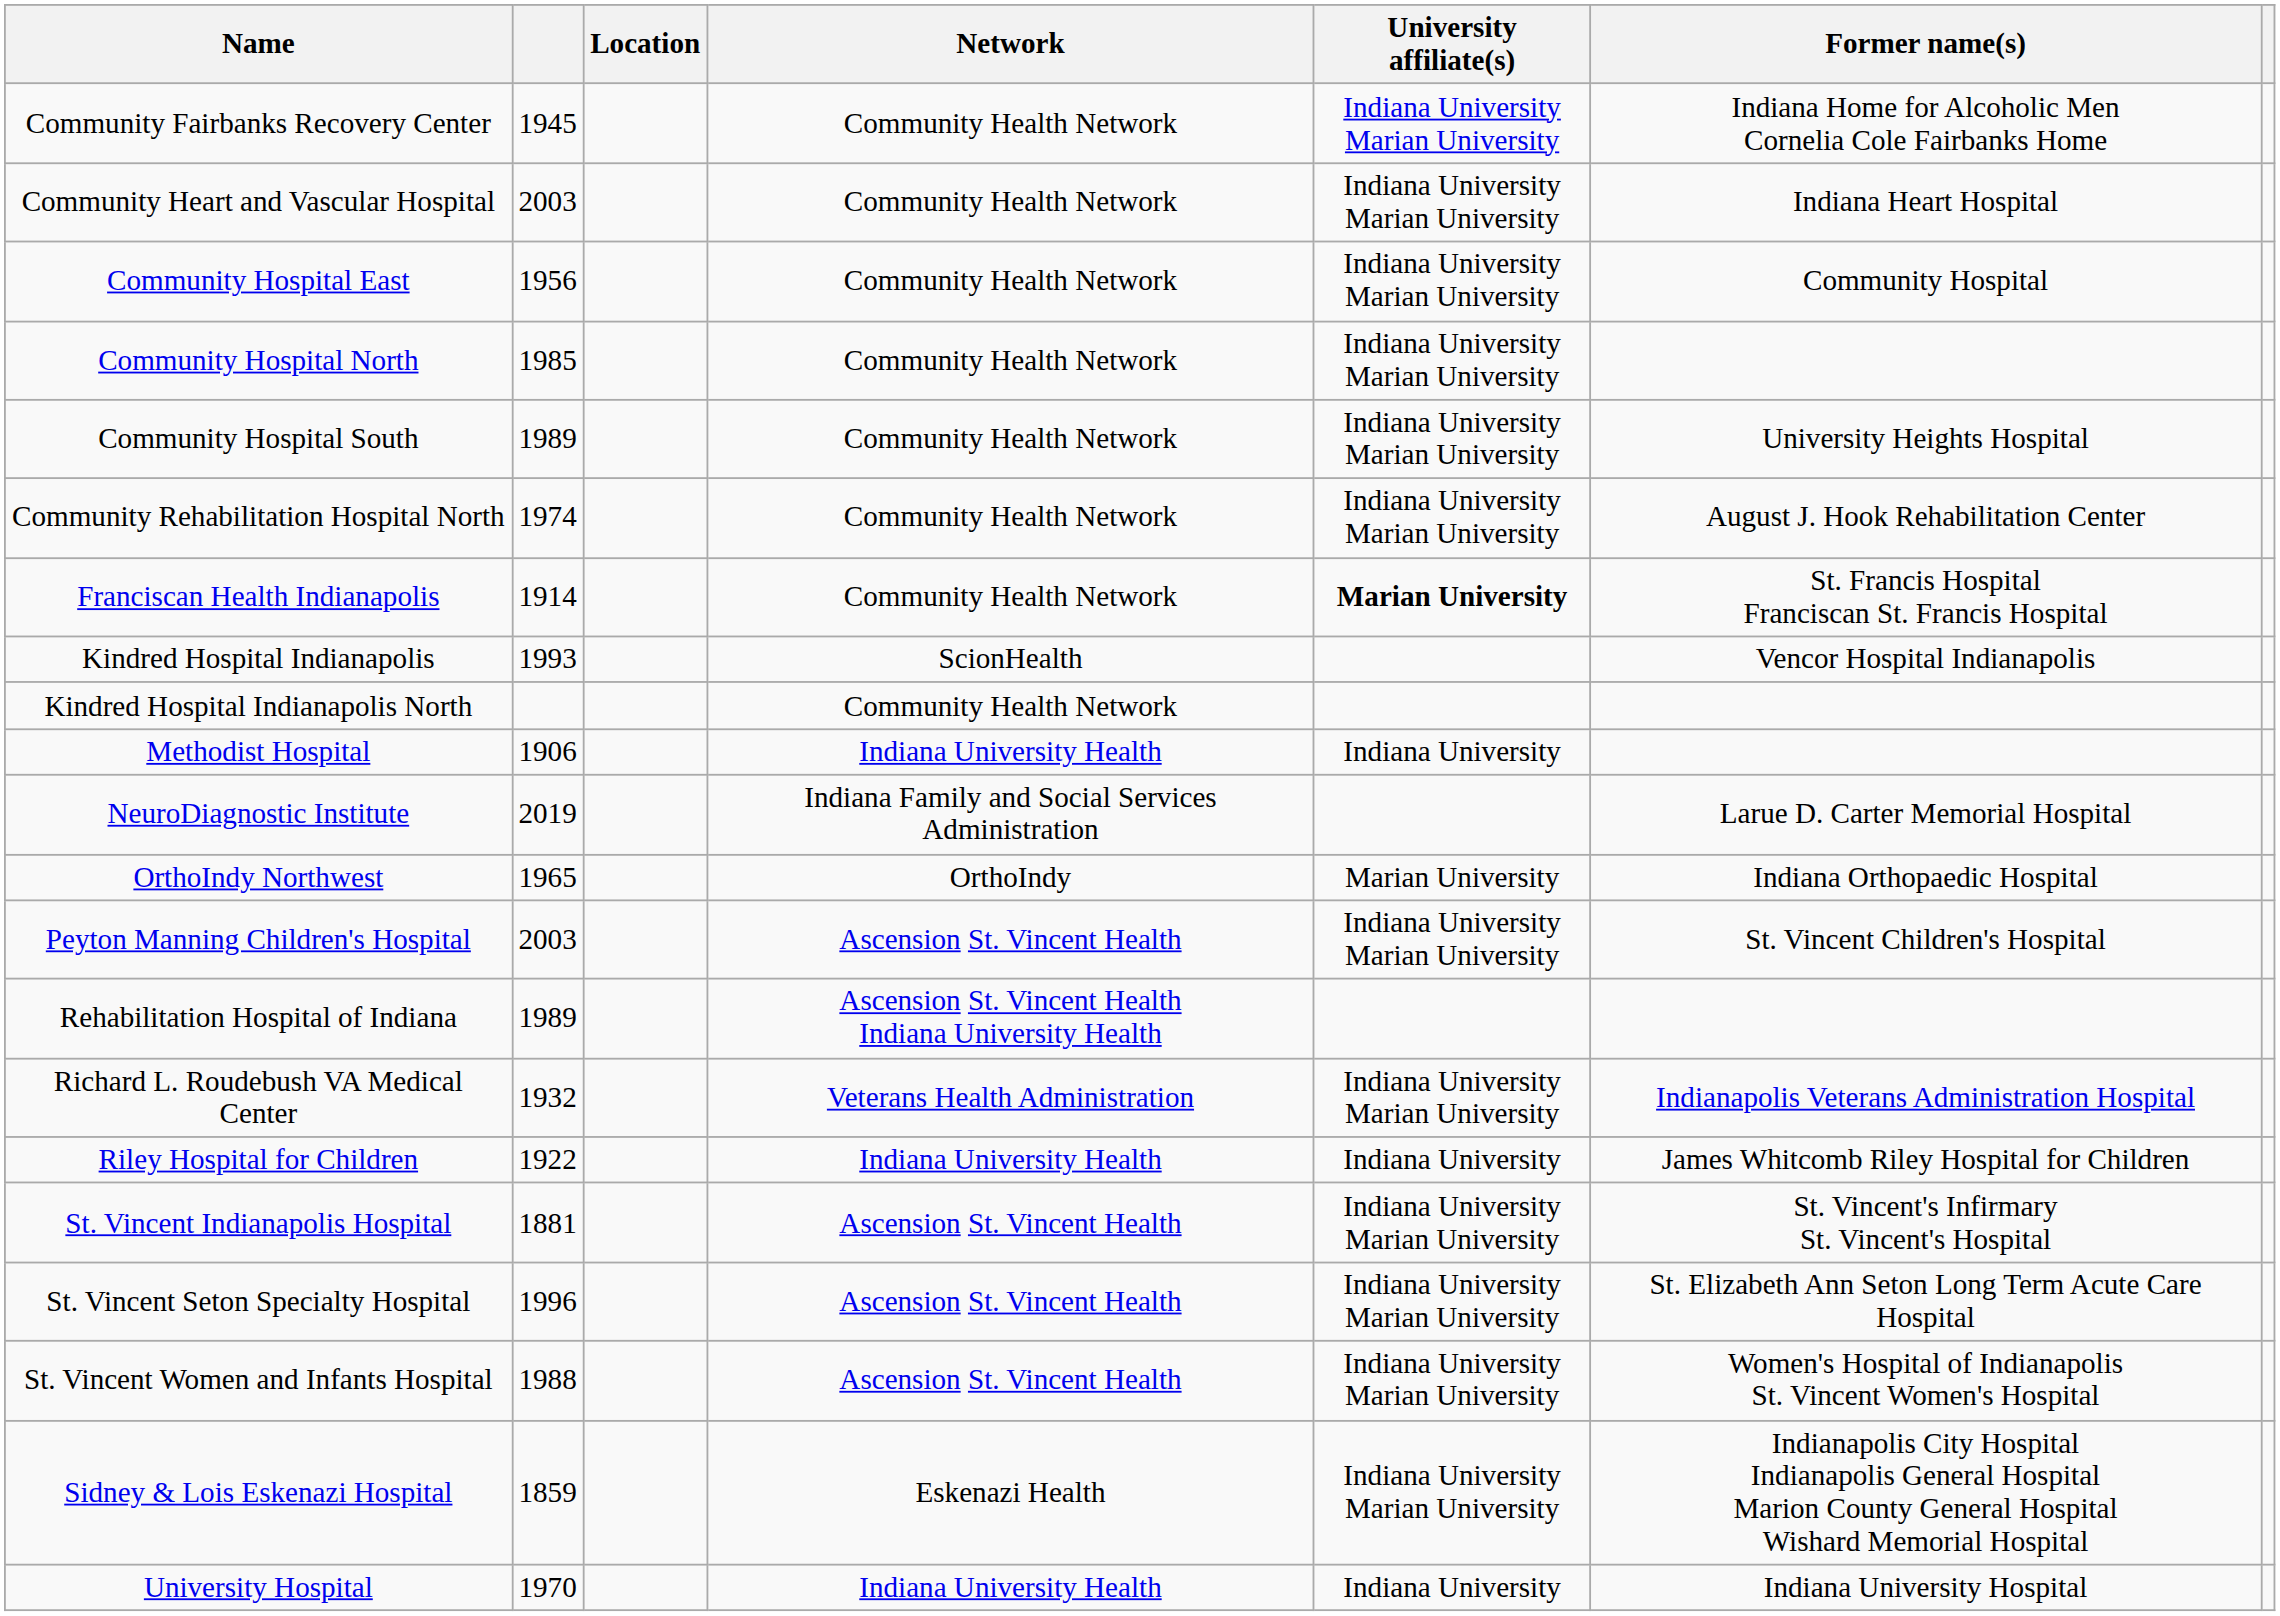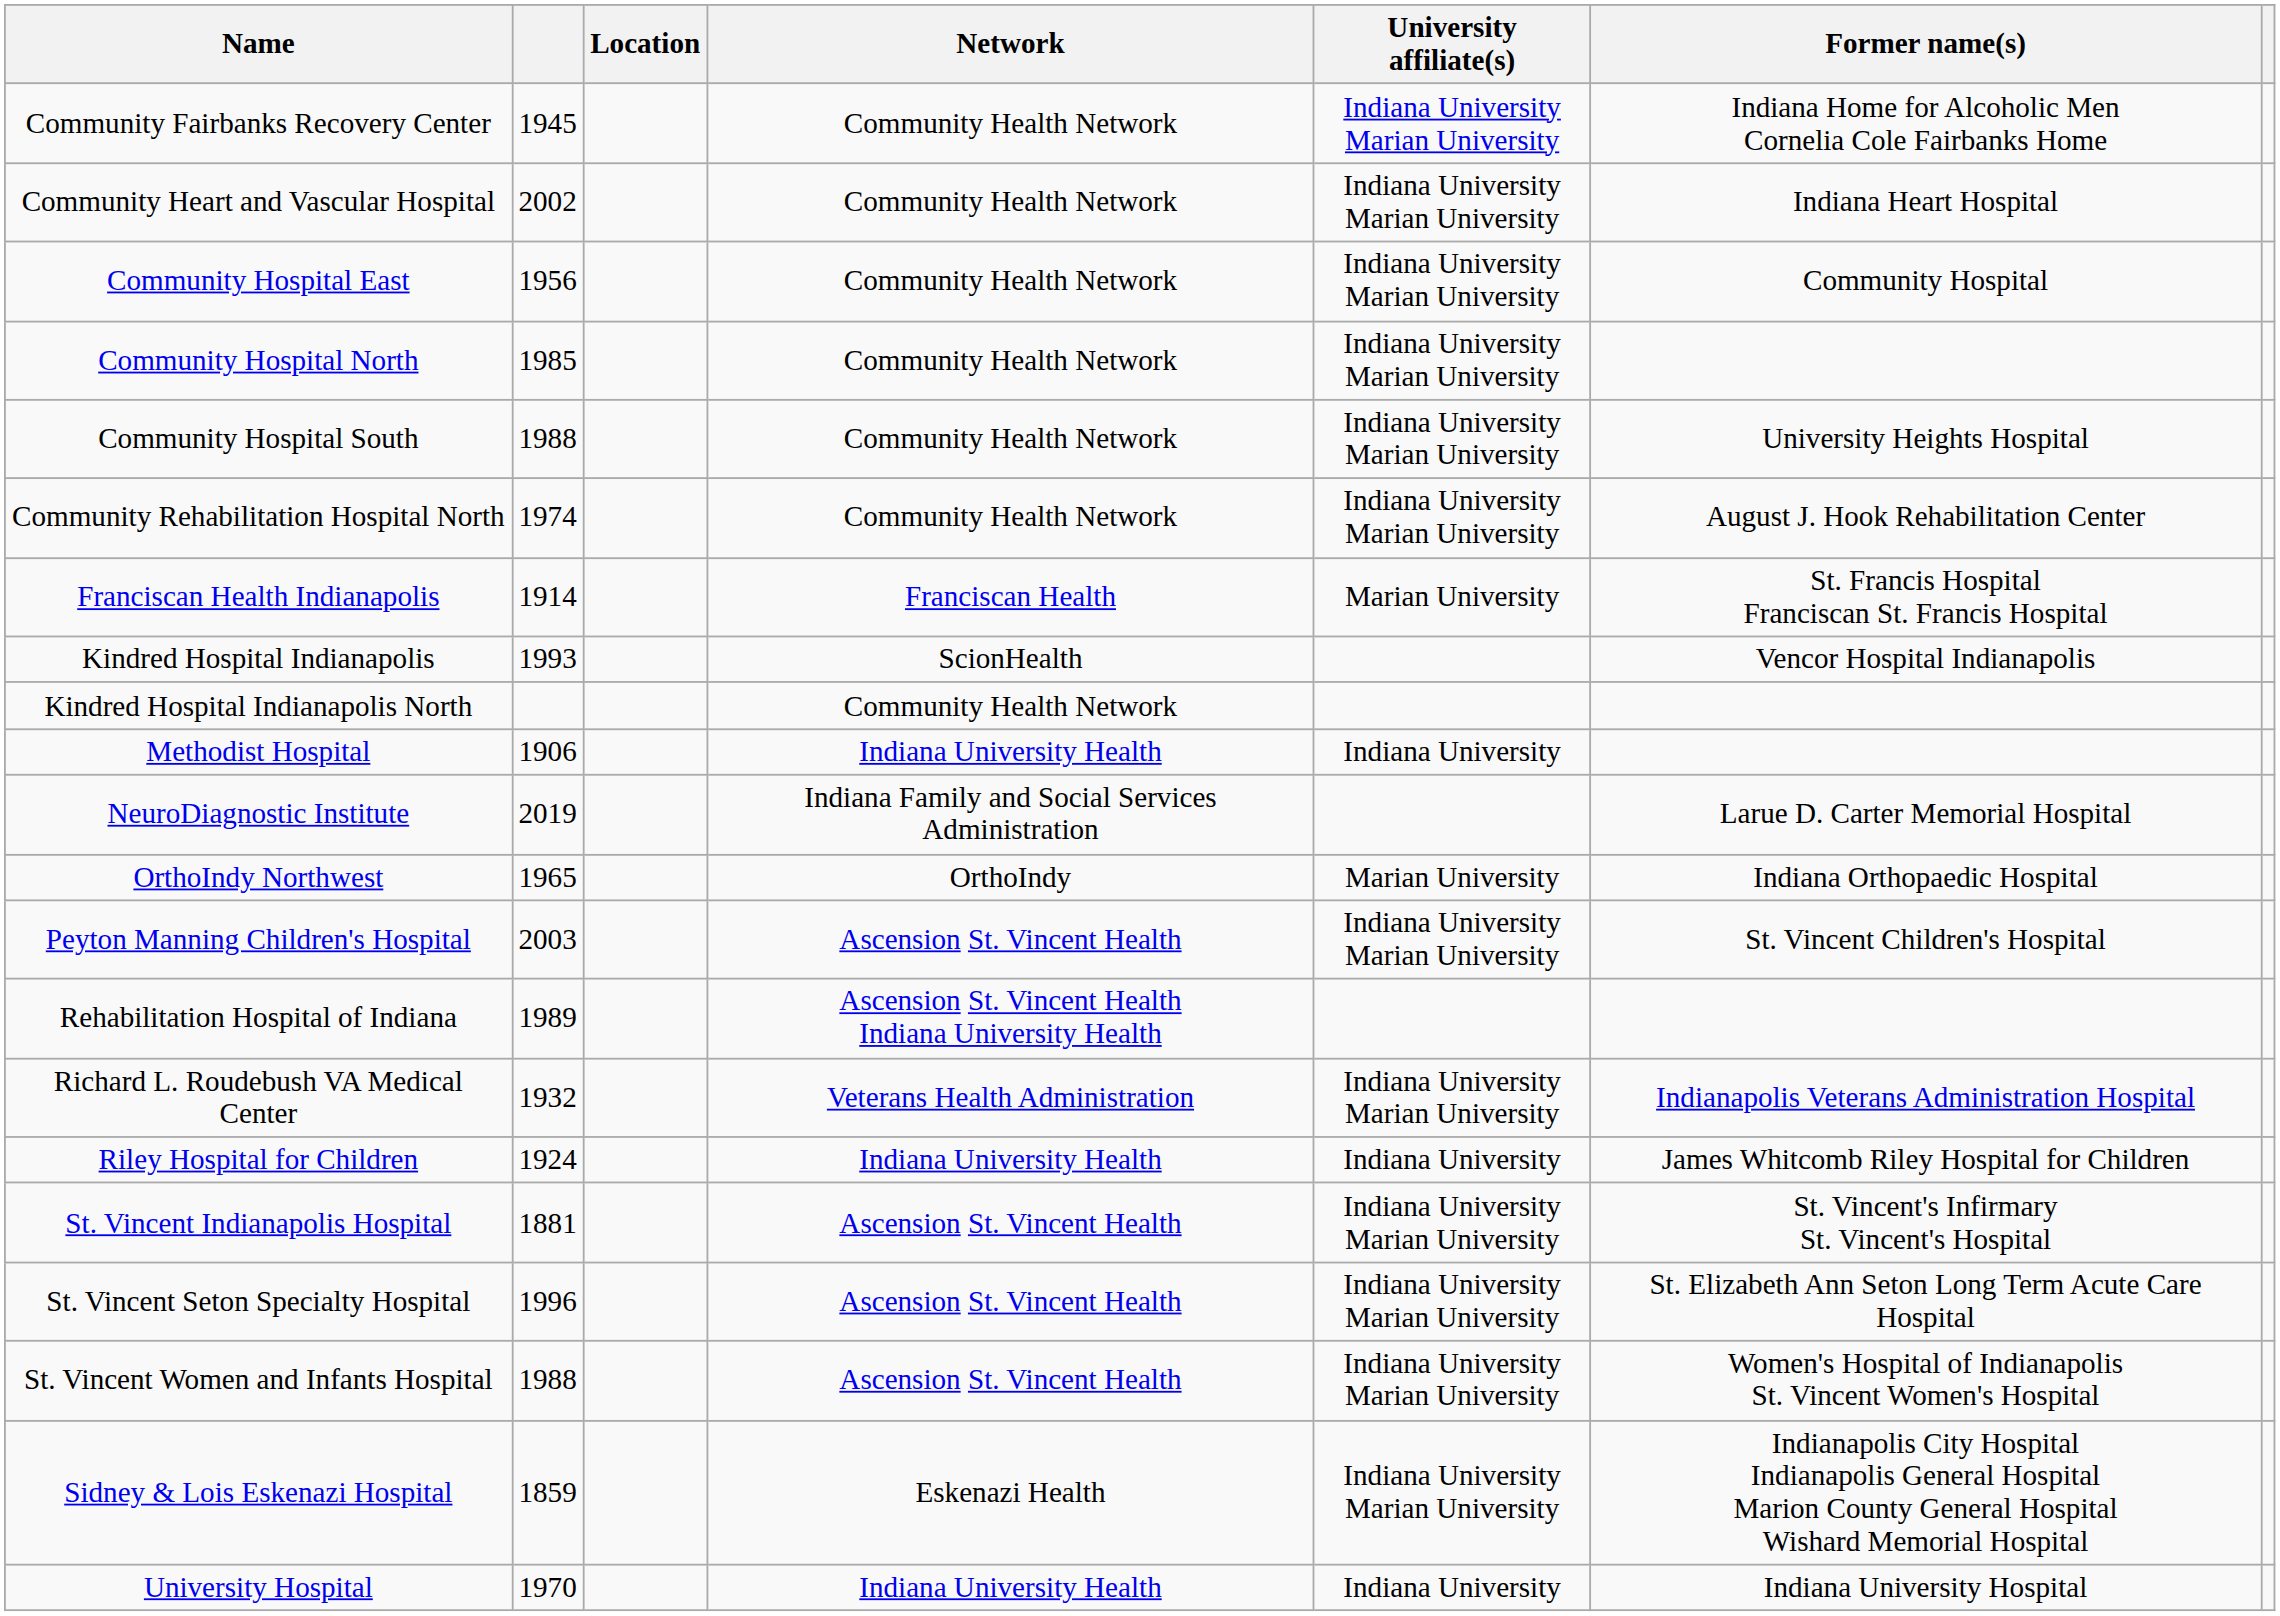(548, 201) 2003 -> (548, 201) 2002
(548, 438) 1989 -> (548, 438) 1988
(1010, 596) Community Health Network -> (1010, 596) Franciscan Health
(1452, 596) bold -> (1452, 596) normal
(548, 1159) 1922 -> (548, 1159) 1924
